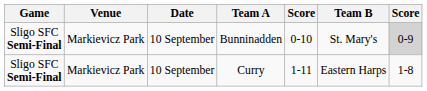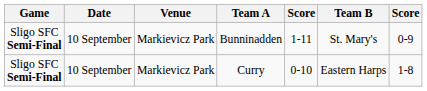columns swapped: (182, 13) <-> (106, 13)
(301, 38) 0-10 -> (301, 38) 1-11
(406, 38) lightgrey background -> (406, 38) no background
(301, 70) 1-11 -> (301, 70) 0-10
